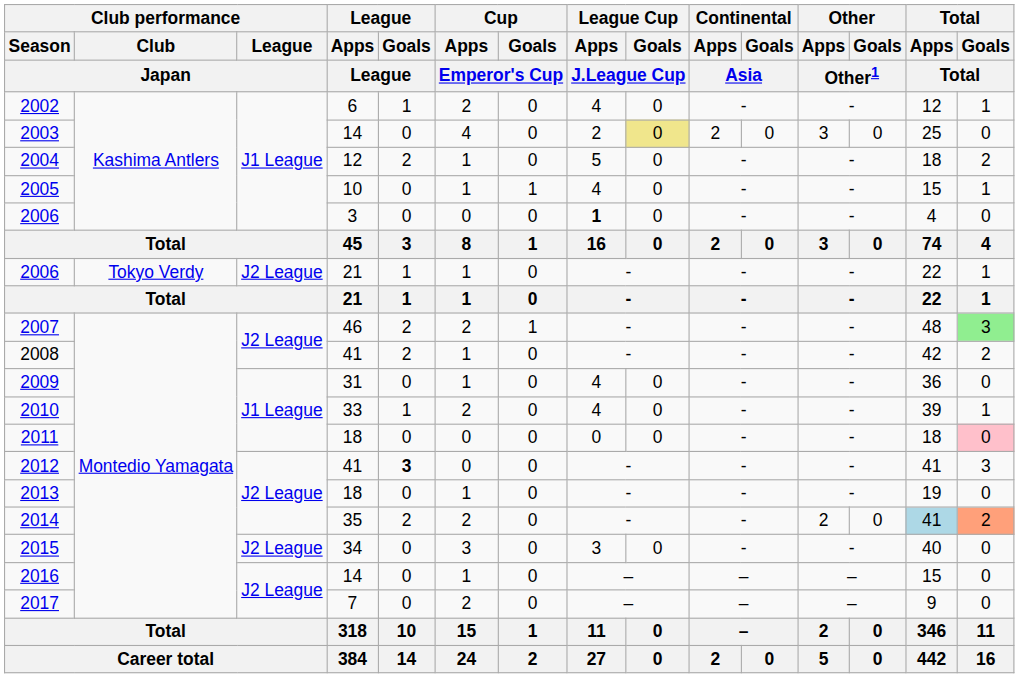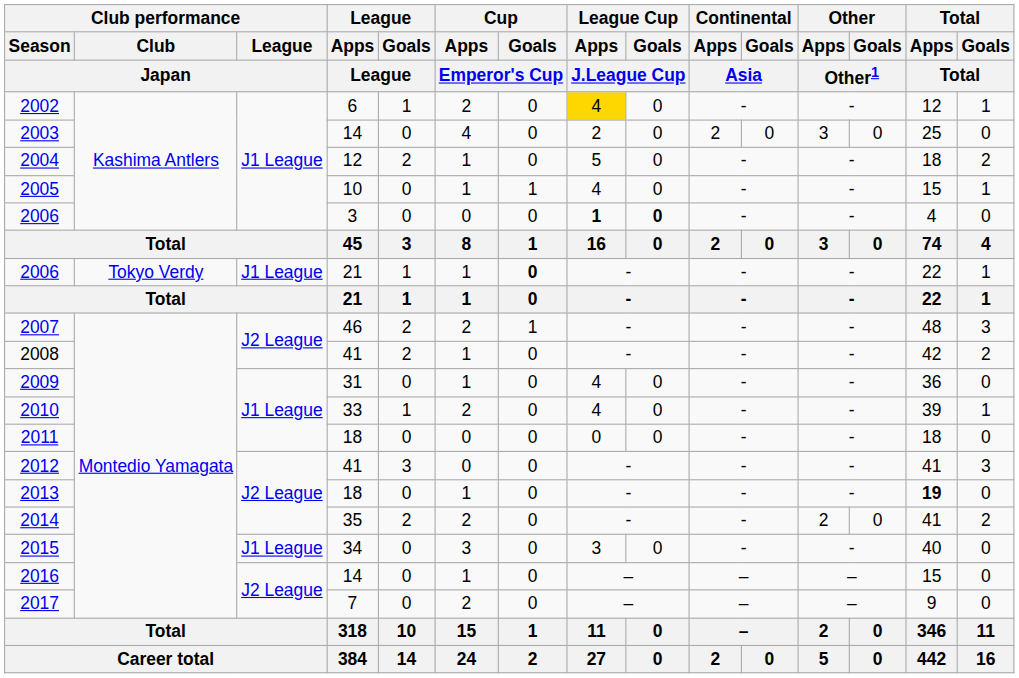(596, 106) no background -> (596, 106) gold background
(658, 133) khaki background -> (658, 133) no background
(658, 216) normal -> (658, 216) bold
(282, 271) J2 League -> (282, 271) J1 League
(533, 271) normal -> (533, 271) bold
(986, 327) lightgreen background -> (986, 327) no background
(986, 437) pink background -> (986, 437) no background
(407, 465) bold -> (407, 465) normal
(932, 493) normal -> (932, 493) bold
(932, 520) lightblue background -> (932, 520) no background
(986, 520) lightsalmon background -> (986, 520) no background
(282, 548) J2 League -> (282, 548) J1 League
